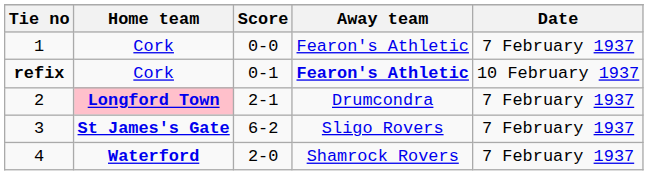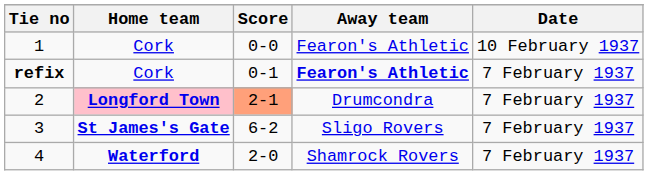(558, 46) 7 February 1937 -> (558, 46) 10 February 1937
(558, 74) 10 February 1937 -> (558, 74) 7 February 1937
(263, 101) no background -> (263, 101) lightsalmon background
